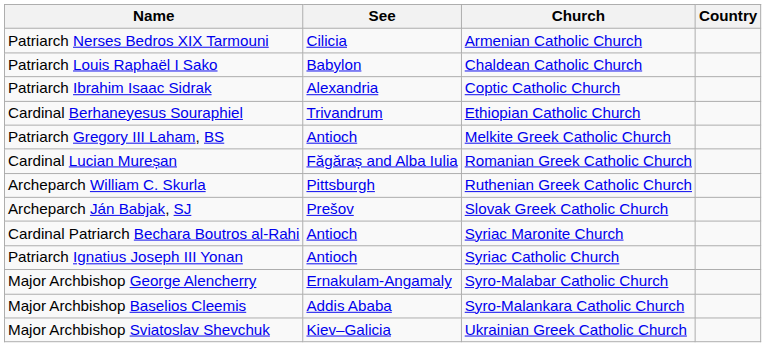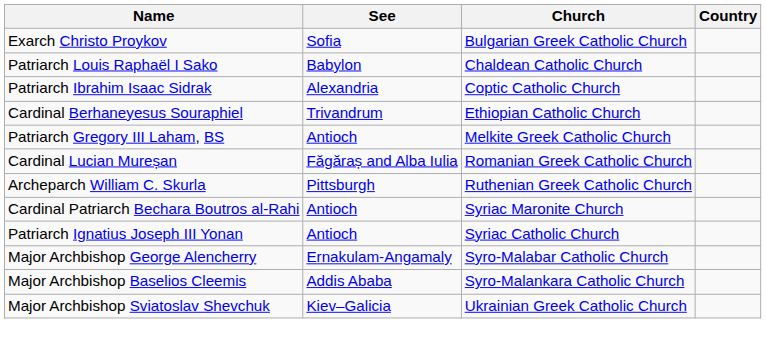- row: (138, 40)
+ row: (87, 40)
- row: (100, 209)
